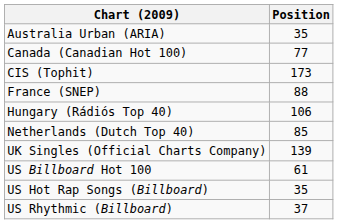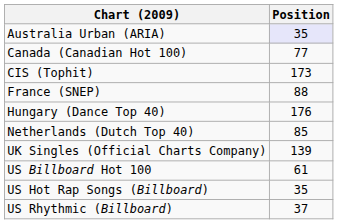(301, 34) no background -> (301, 34) lavender background
+ row: (87, 112)
- row: (90, 112)
